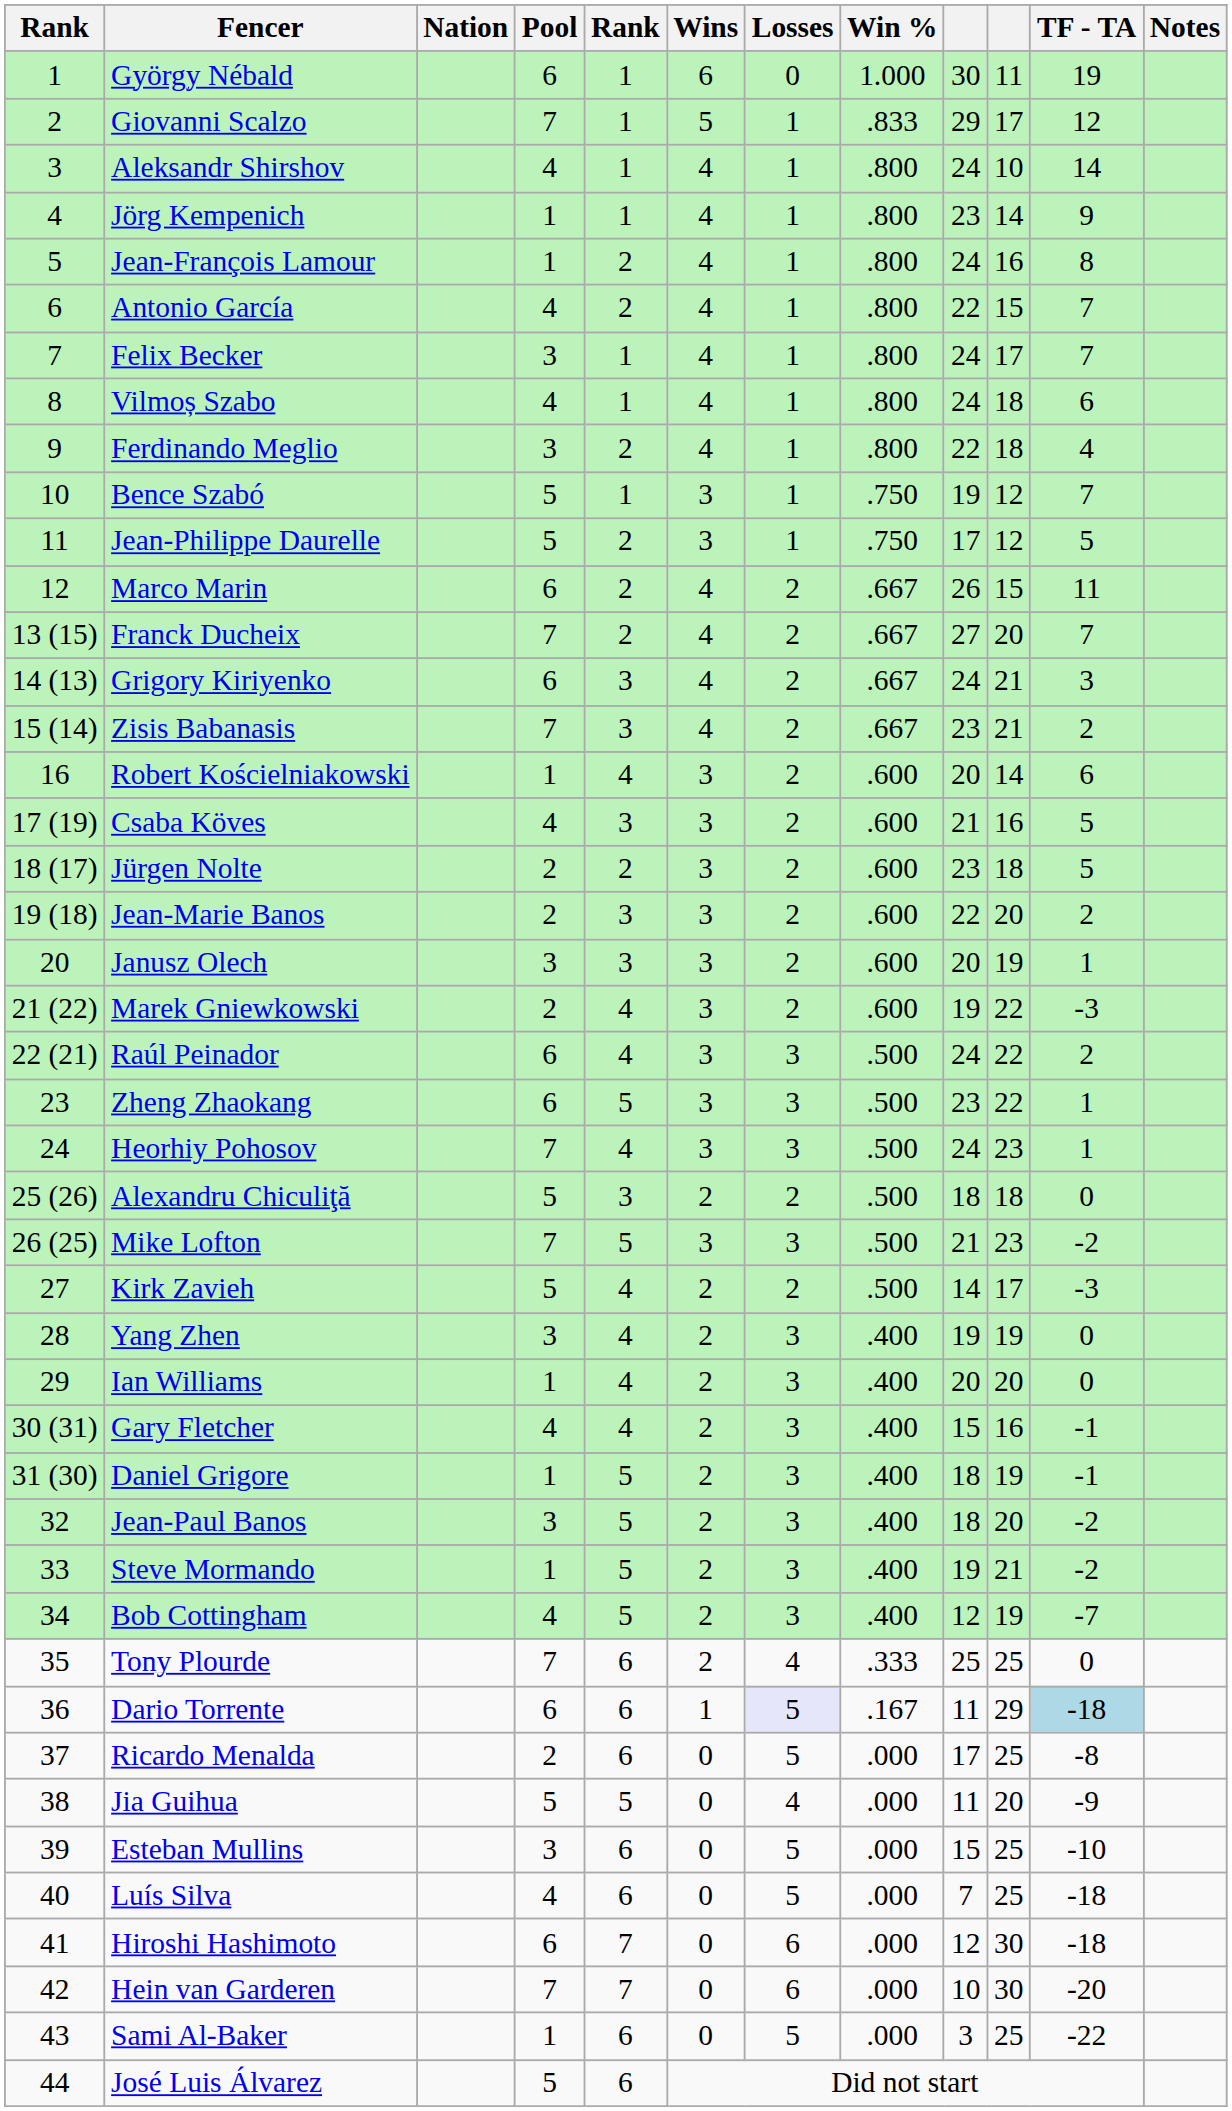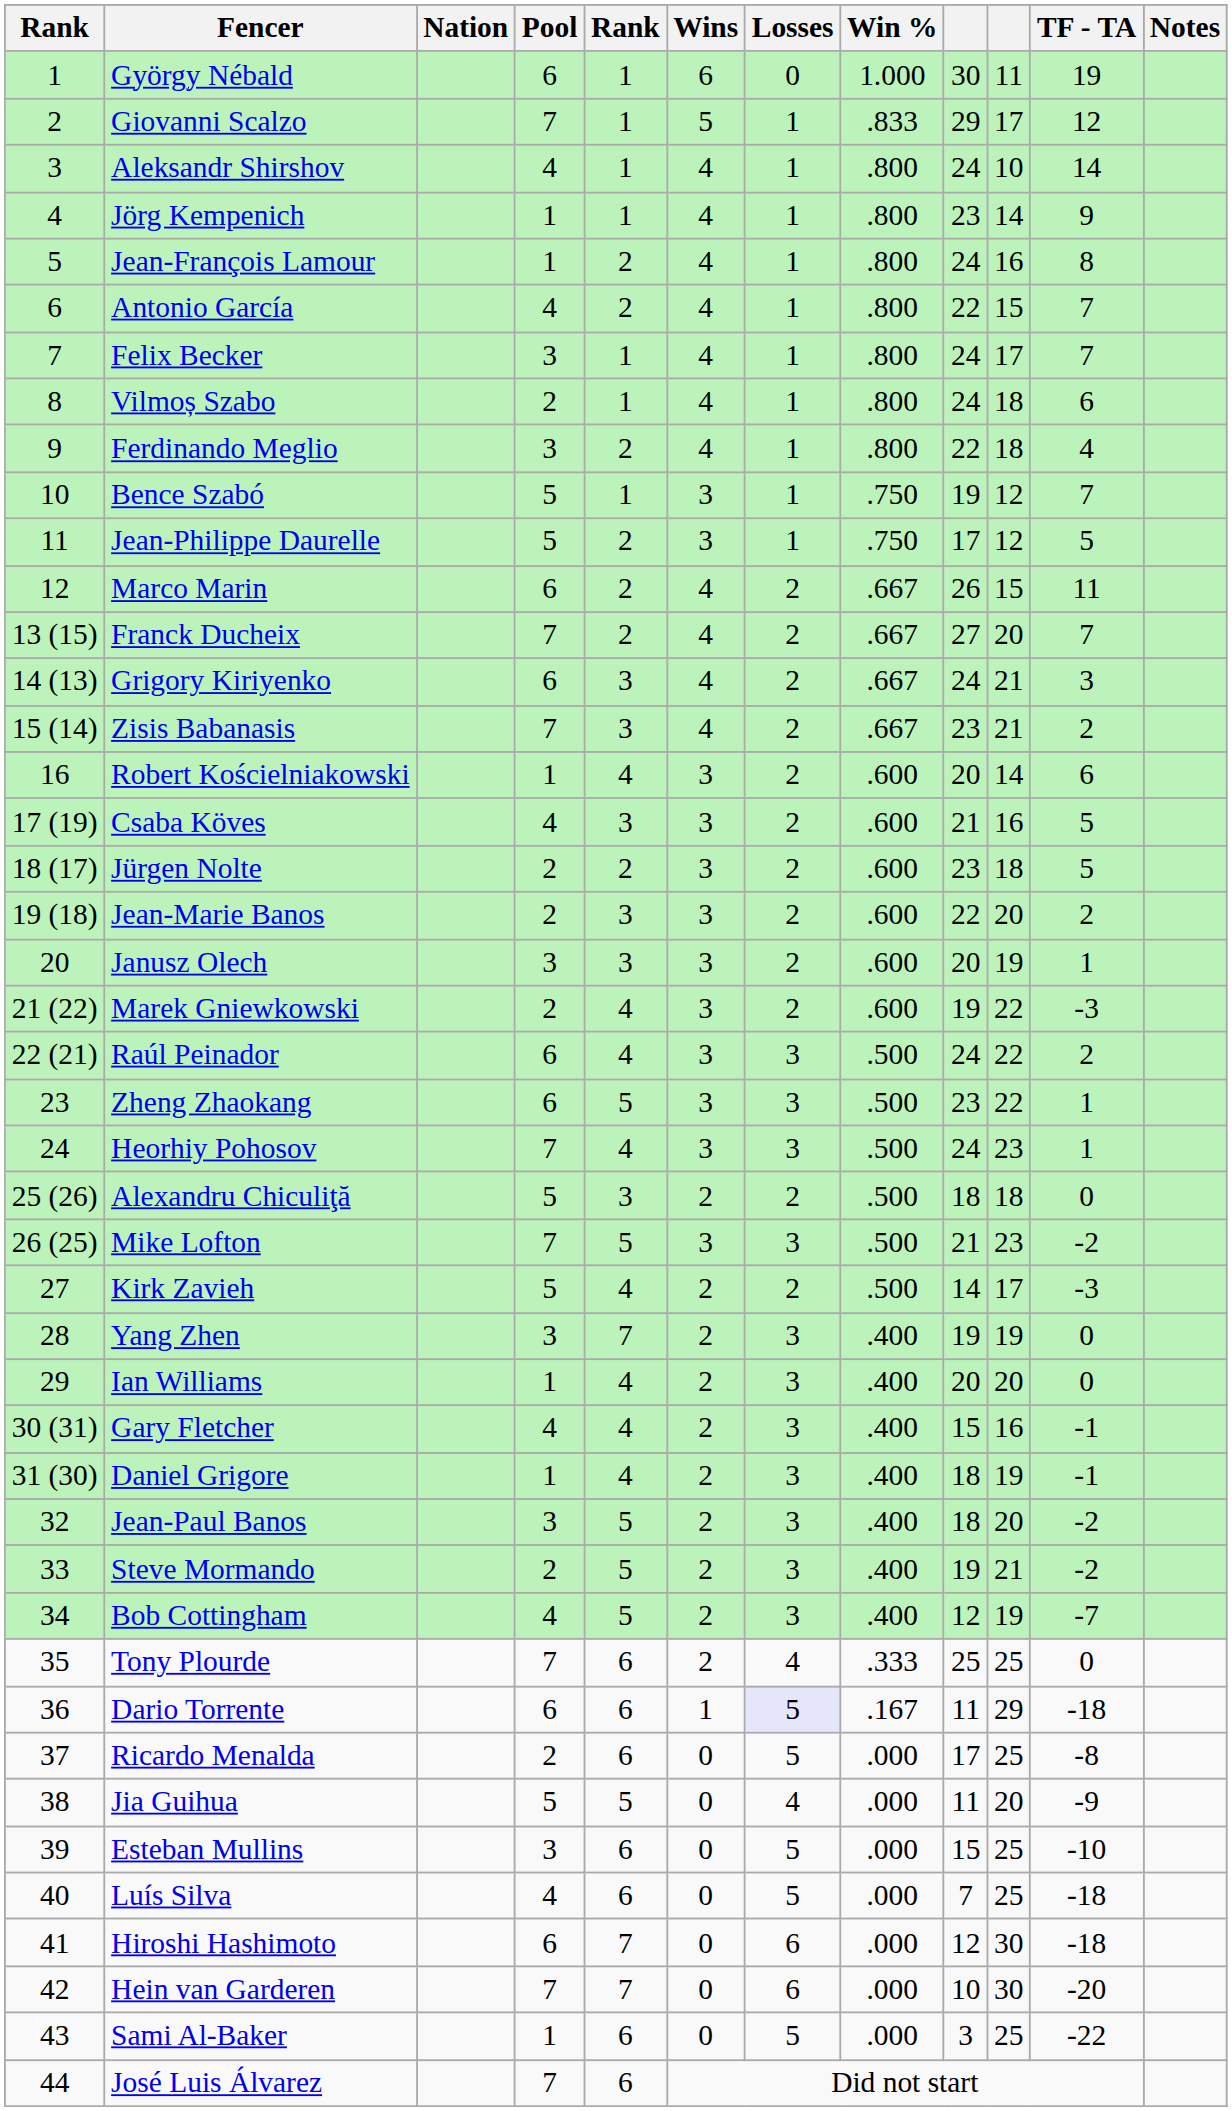(550, 401) 4 -> (550, 401) 2
(625, 1335) 4 -> (625, 1335) 7
(625, 1475) 5 -> (625, 1475) 4
(550, 1568) 1 -> (550, 1568) 2
(1087, 1708) lightblue background -> (1087, 1708) no background
(550, 2082) 5 -> (550, 2082) 7
